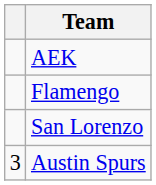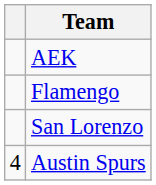(15, 162) 3 -> (15, 162) 4
